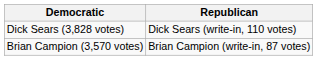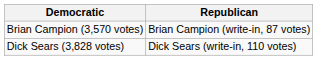rows swapped: (75, 47) <-> (65, 30)
